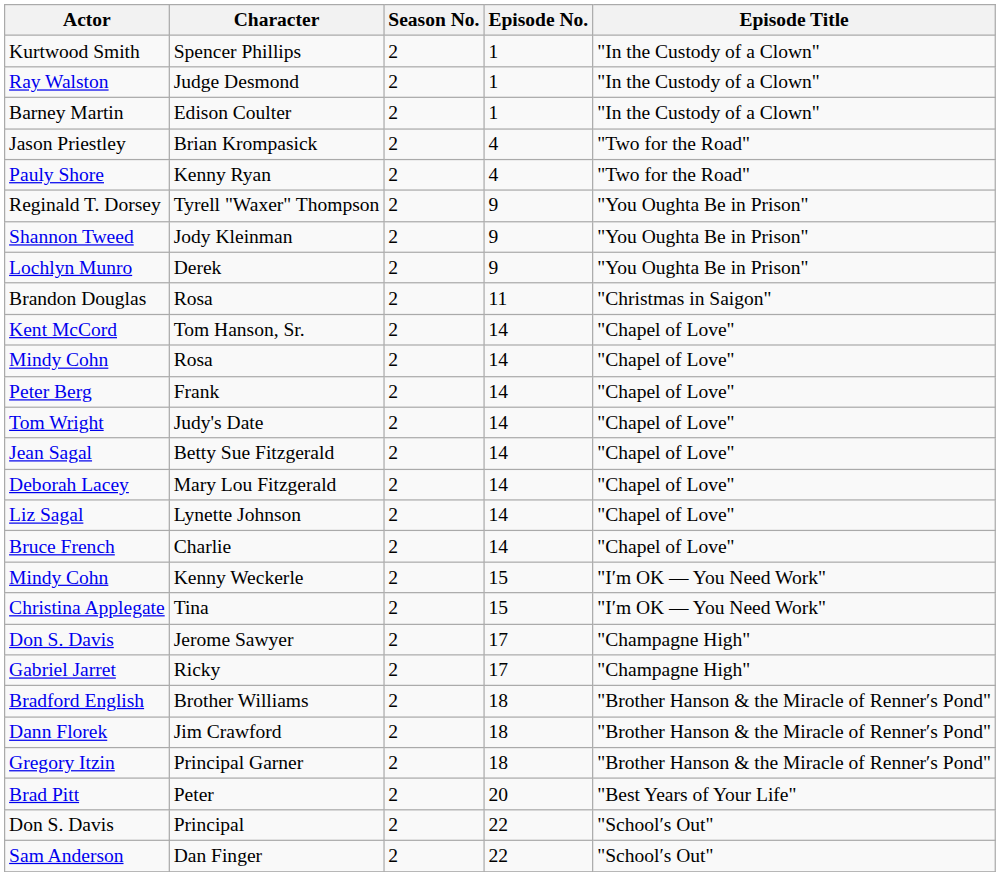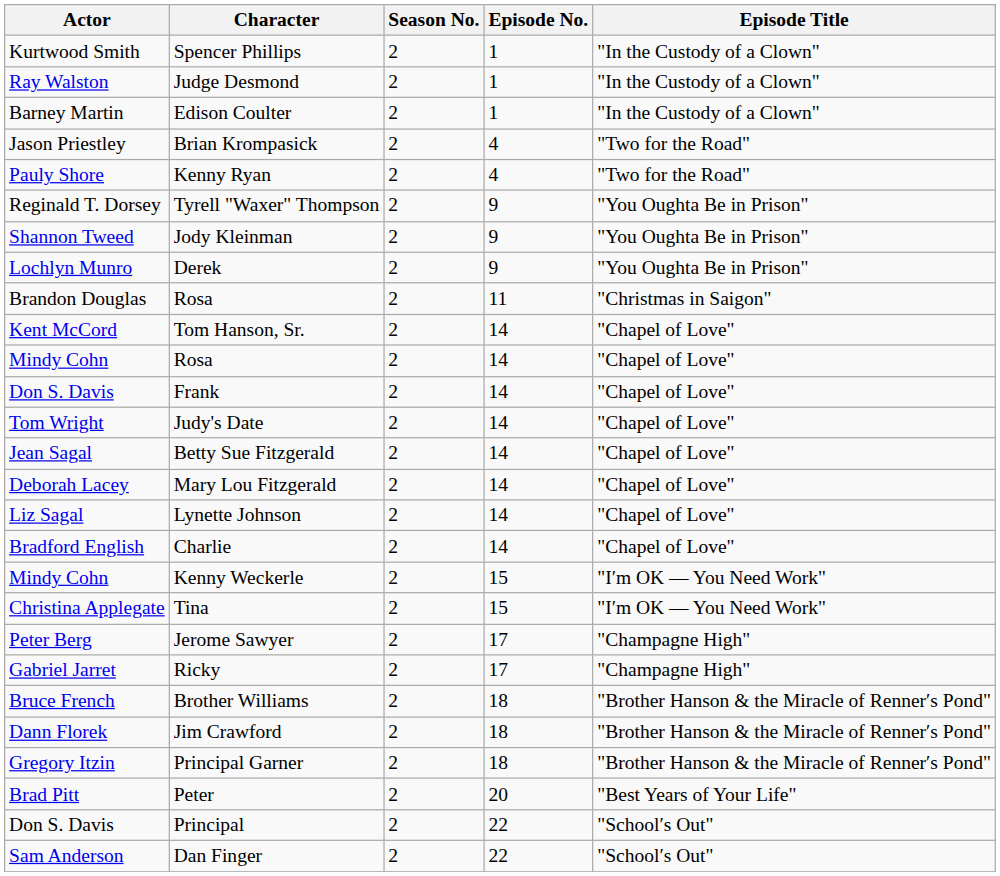(50, 391) Peter Berg -> (61, 391) Don S. Davis
(62, 546) Bruce French -> (77, 546) Bradford English
(61, 639) Don S. Davis -> (50, 639) Peter Berg
(77, 701) Bradford English -> (62, 701) Bruce French
